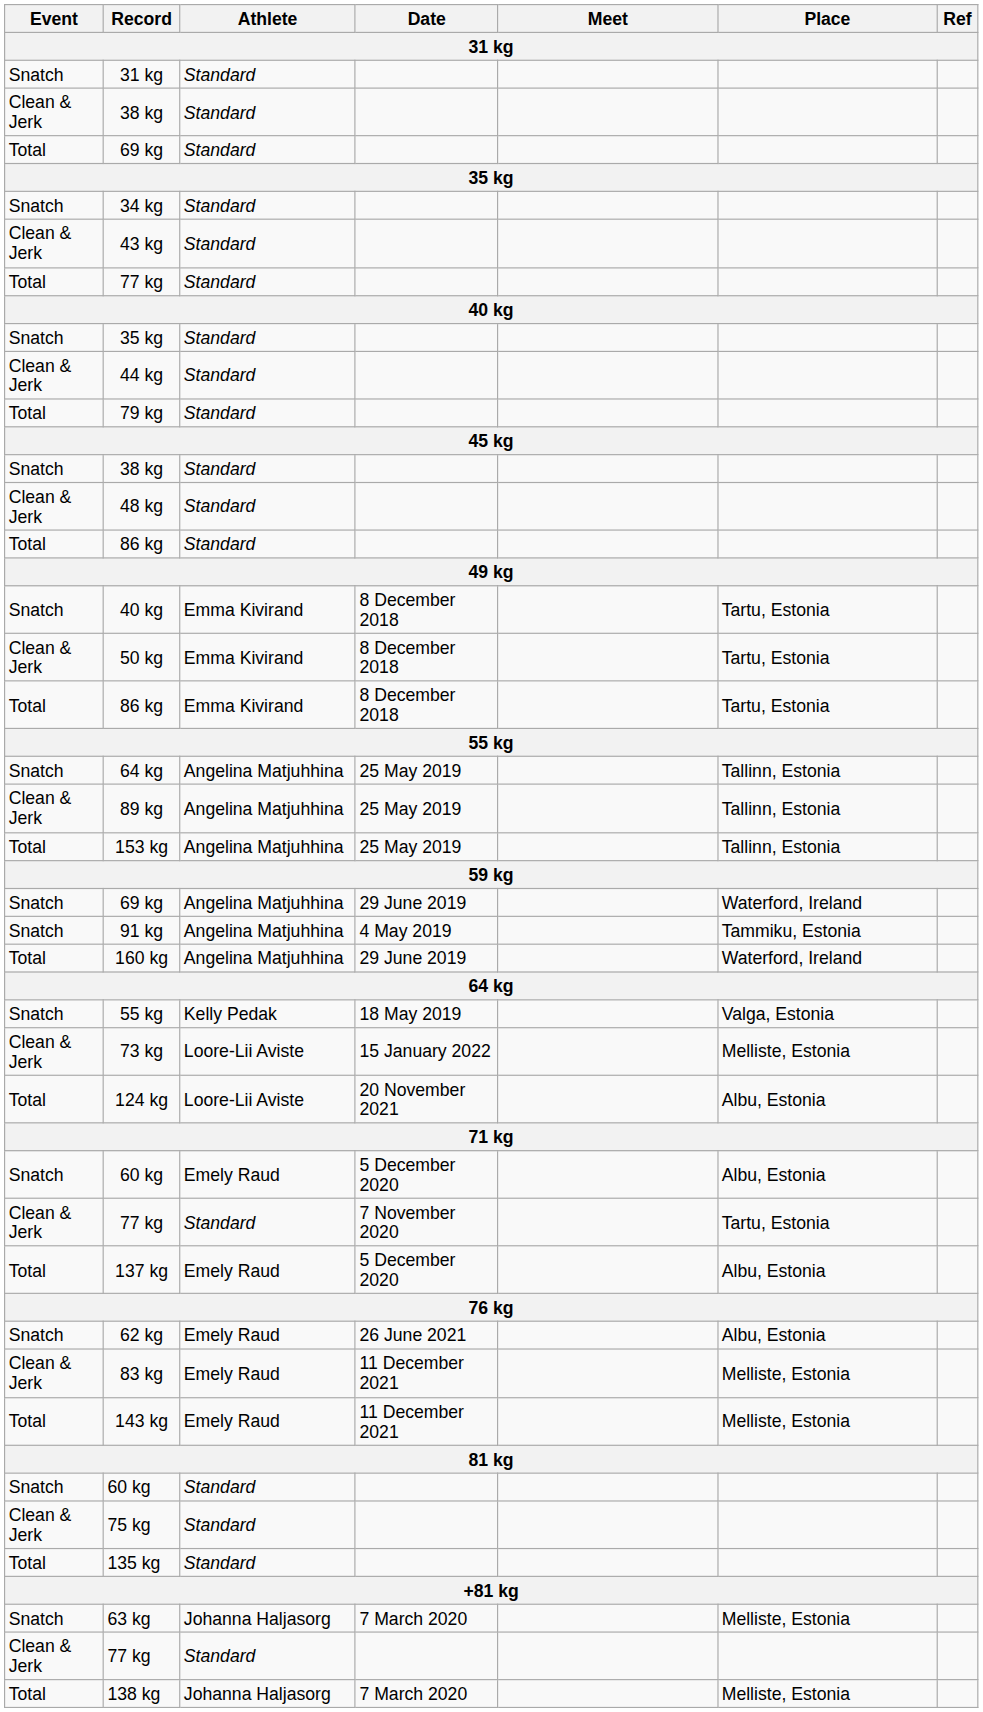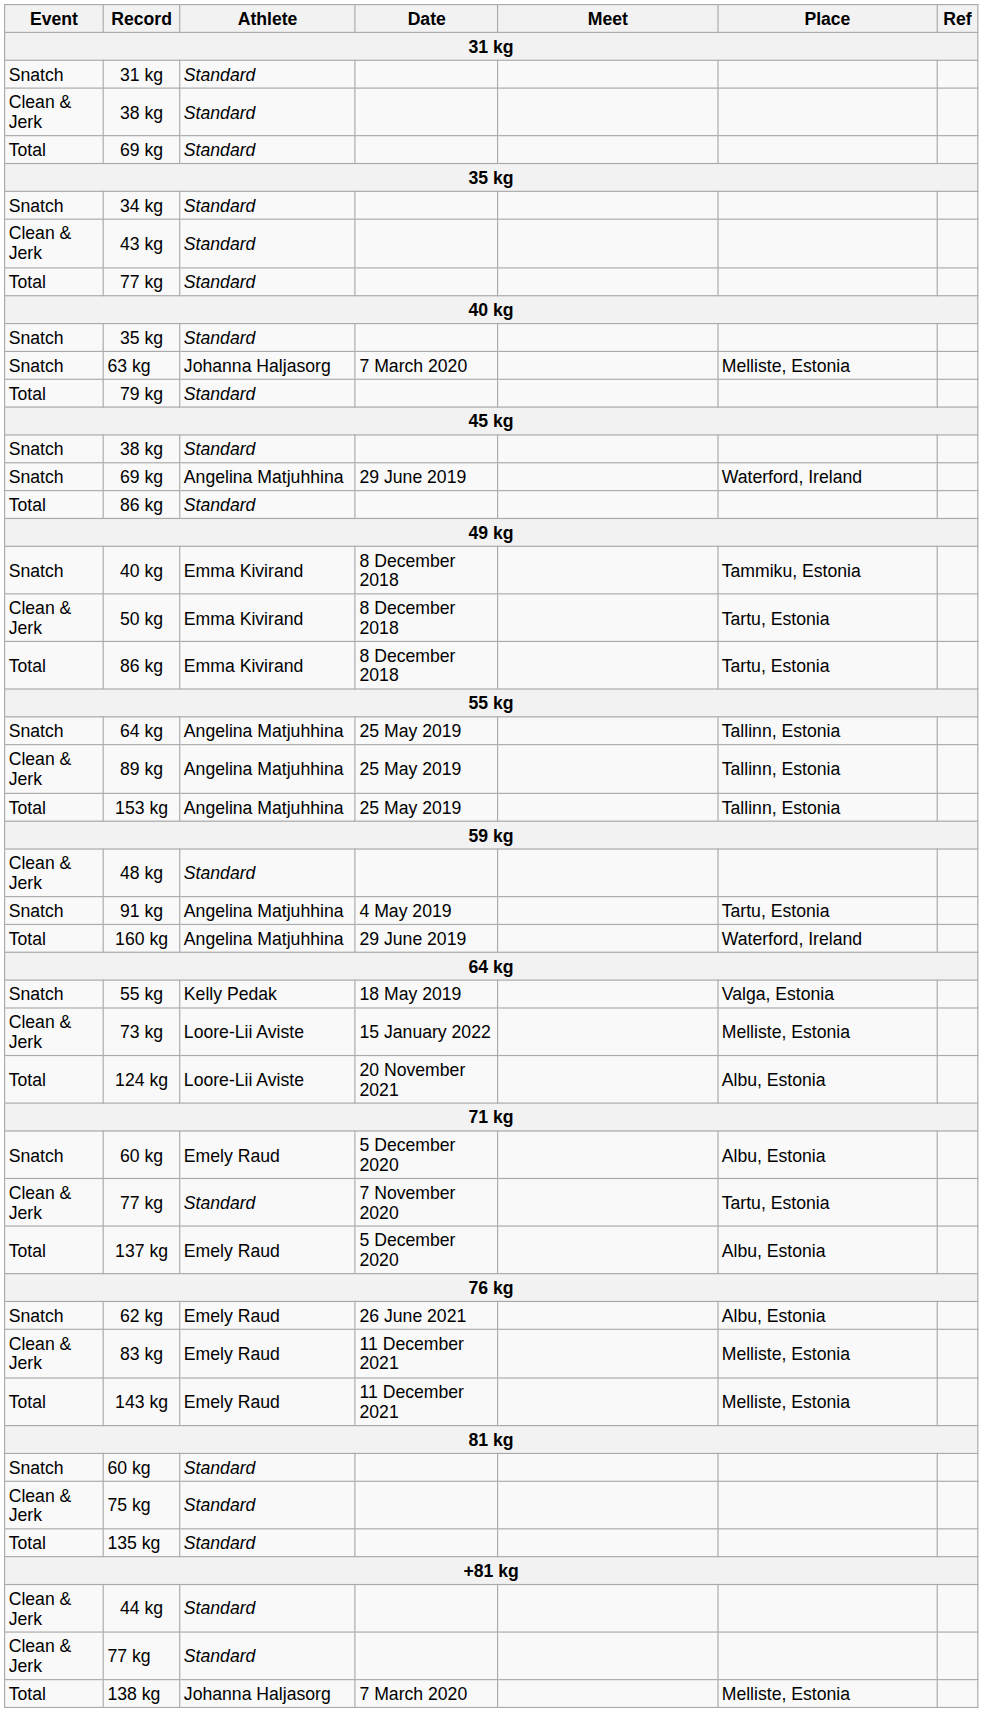rows swapped: (142, 375) <-> (129, 1618)
rows swapped: (142, 506) <-> (142, 902)
(776, 610) Tartu, Estonia -> (791, 570) Tammiku, Estonia
(791, 930) Tammiku, Estonia -> (776, 910) Tartu, Estonia
